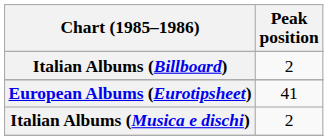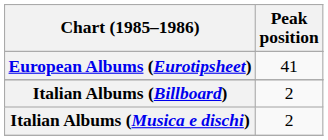rows swapped: (130, 93) <-> (130, 65)
